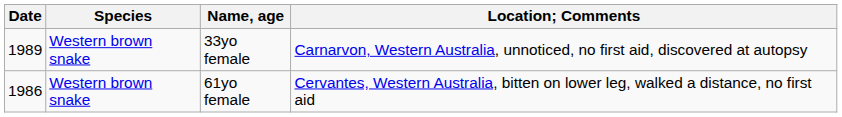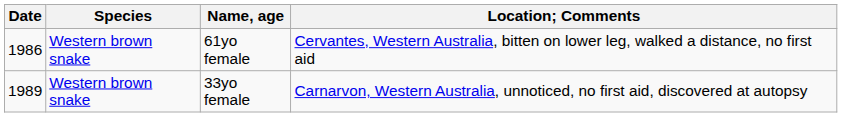rows swapped: (227, 91) <-> (227, 49)
